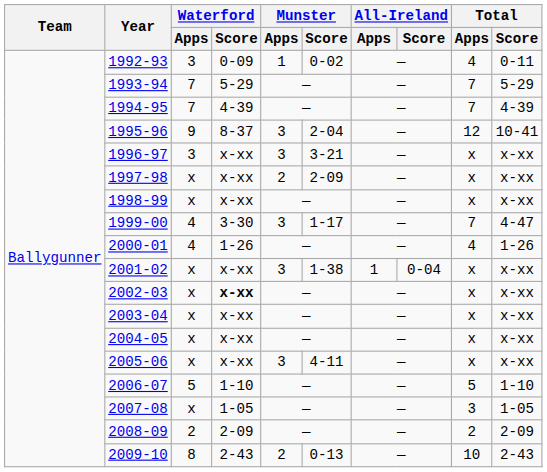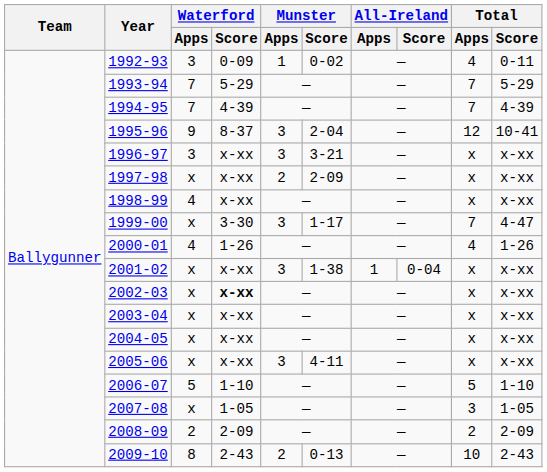(191, 201) x -> (191, 201) 4
(191, 224) 4 -> (191, 224) x
